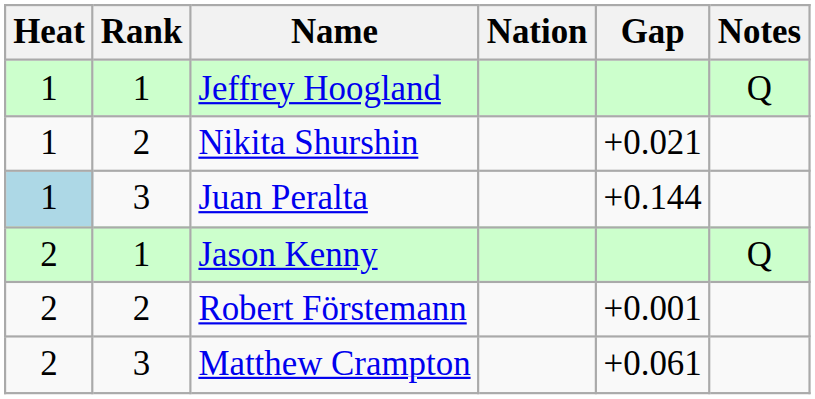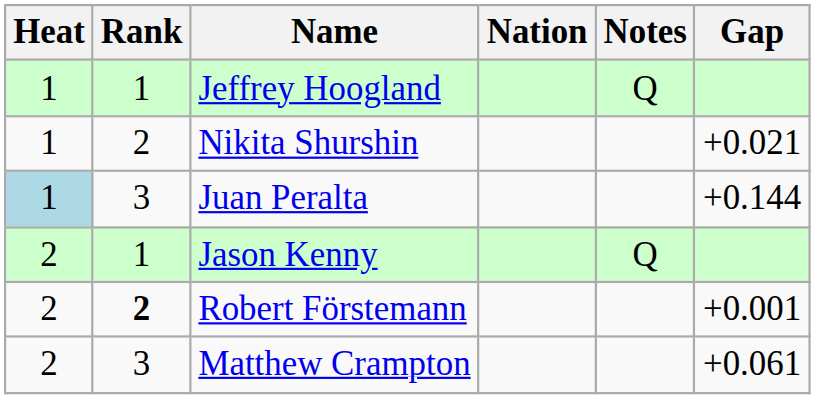columns swapped: (653, 32) <-> (759, 32)
(142, 308) normal -> (142, 308) bold
